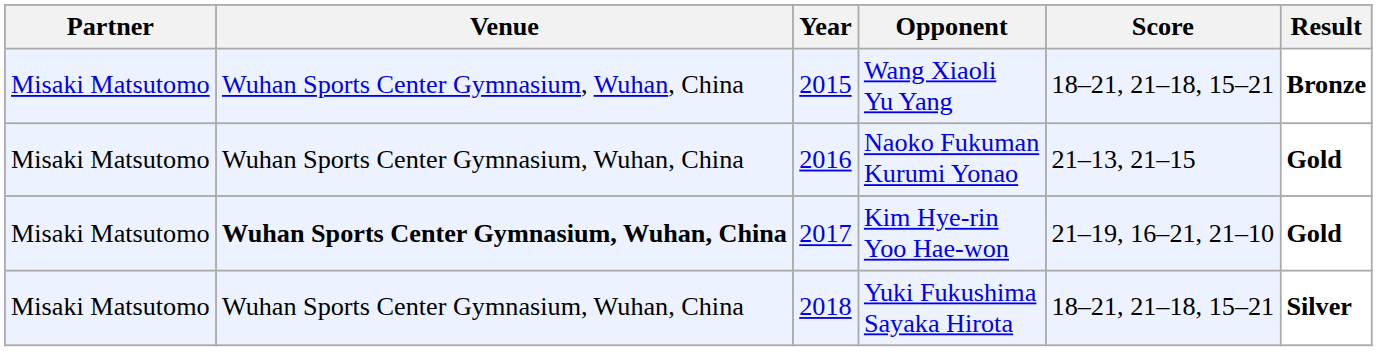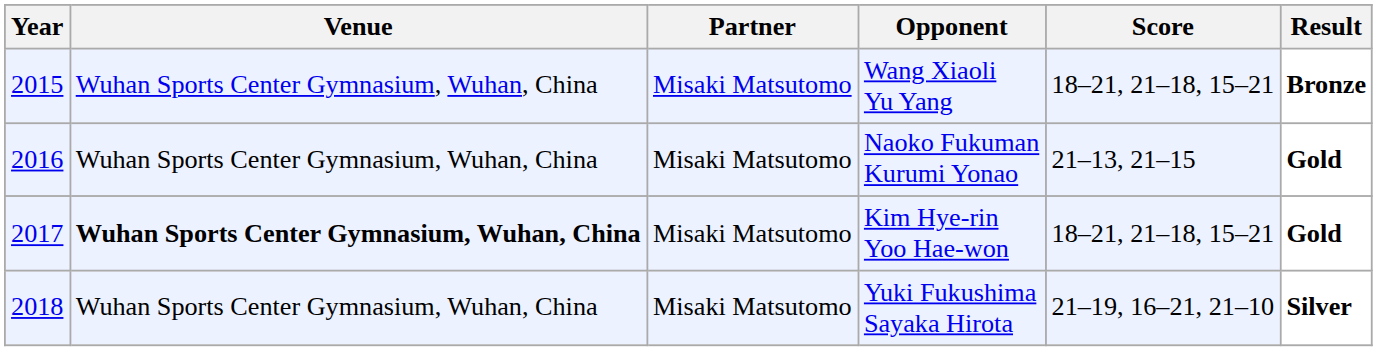columns swapped: (825, 26) <-> (110, 26)
(1163, 233) 21–19, 16–21, 21–10 -> (1163, 233) 18–21, 21–18, 15–21
(1163, 307) 18–21, 21–18, 15–21 -> (1163, 307) 21–19, 16–21, 21–10
